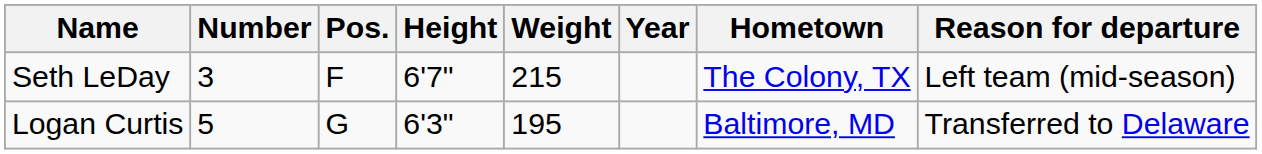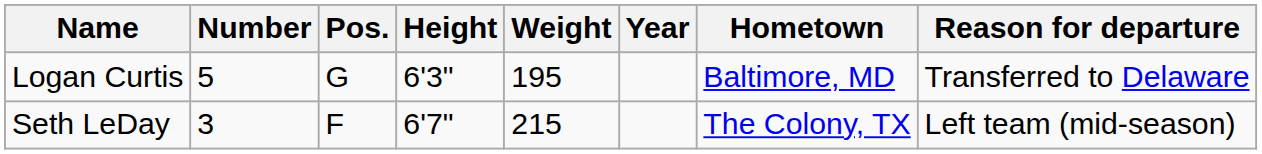rows swapped: (91, 76) <-> (98, 124)
